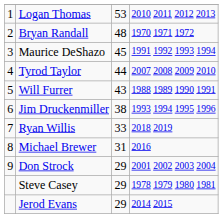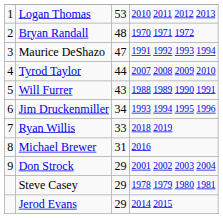(121, 52) 45 -> (121, 52) 47
(121, 109) 38 -> (121, 109) 34
